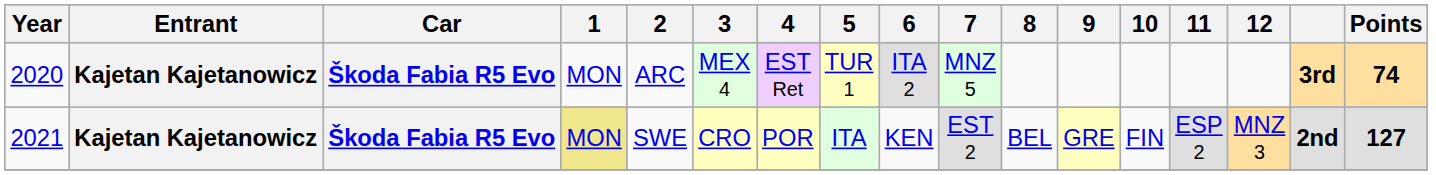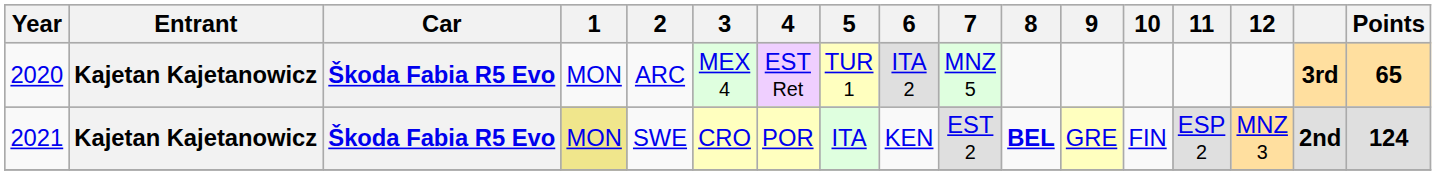(1386, 75) 74 -> (1389, 75) 65
(1030, 139) normal -> (1031, 139) bold
(1386, 139) 127 -> (1389, 139) 124
